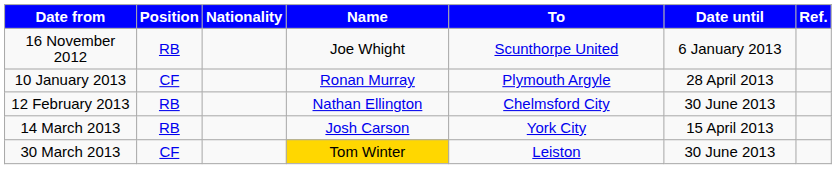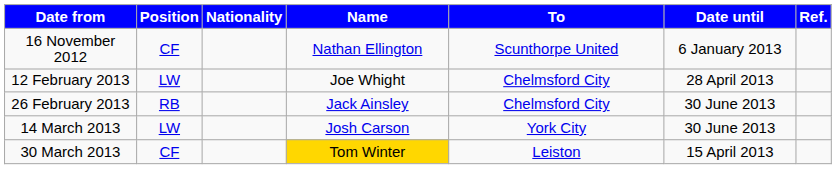(169, 49) RB -> (169, 49) CF
(367, 49) Joe Whight -> (367, 49) Nathan Ellington
- row: (70, 81)
(169, 104) RB -> (169, 81) LW
(367, 104) Nathan Ellington -> (367, 81) Joe Whight
(730, 104) 30 June 2013 -> (730, 81) 28 April 2013
+ row: (70, 104)
(169, 128) RB -> (169, 128) LW
(730, 128) 15 April 2013 -> (730, 128) 30 June 2013
(730, 152) 30 June 2013 -> (730, 152) 15 April 2013
